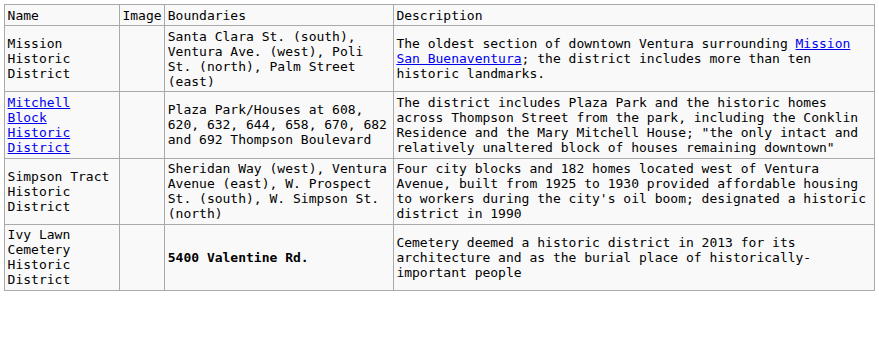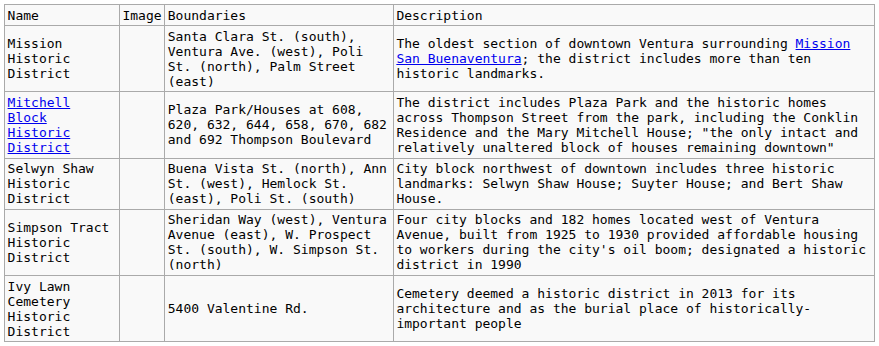+ row: (51, 184)
(238, 257) bold -> (238, 309) normal
